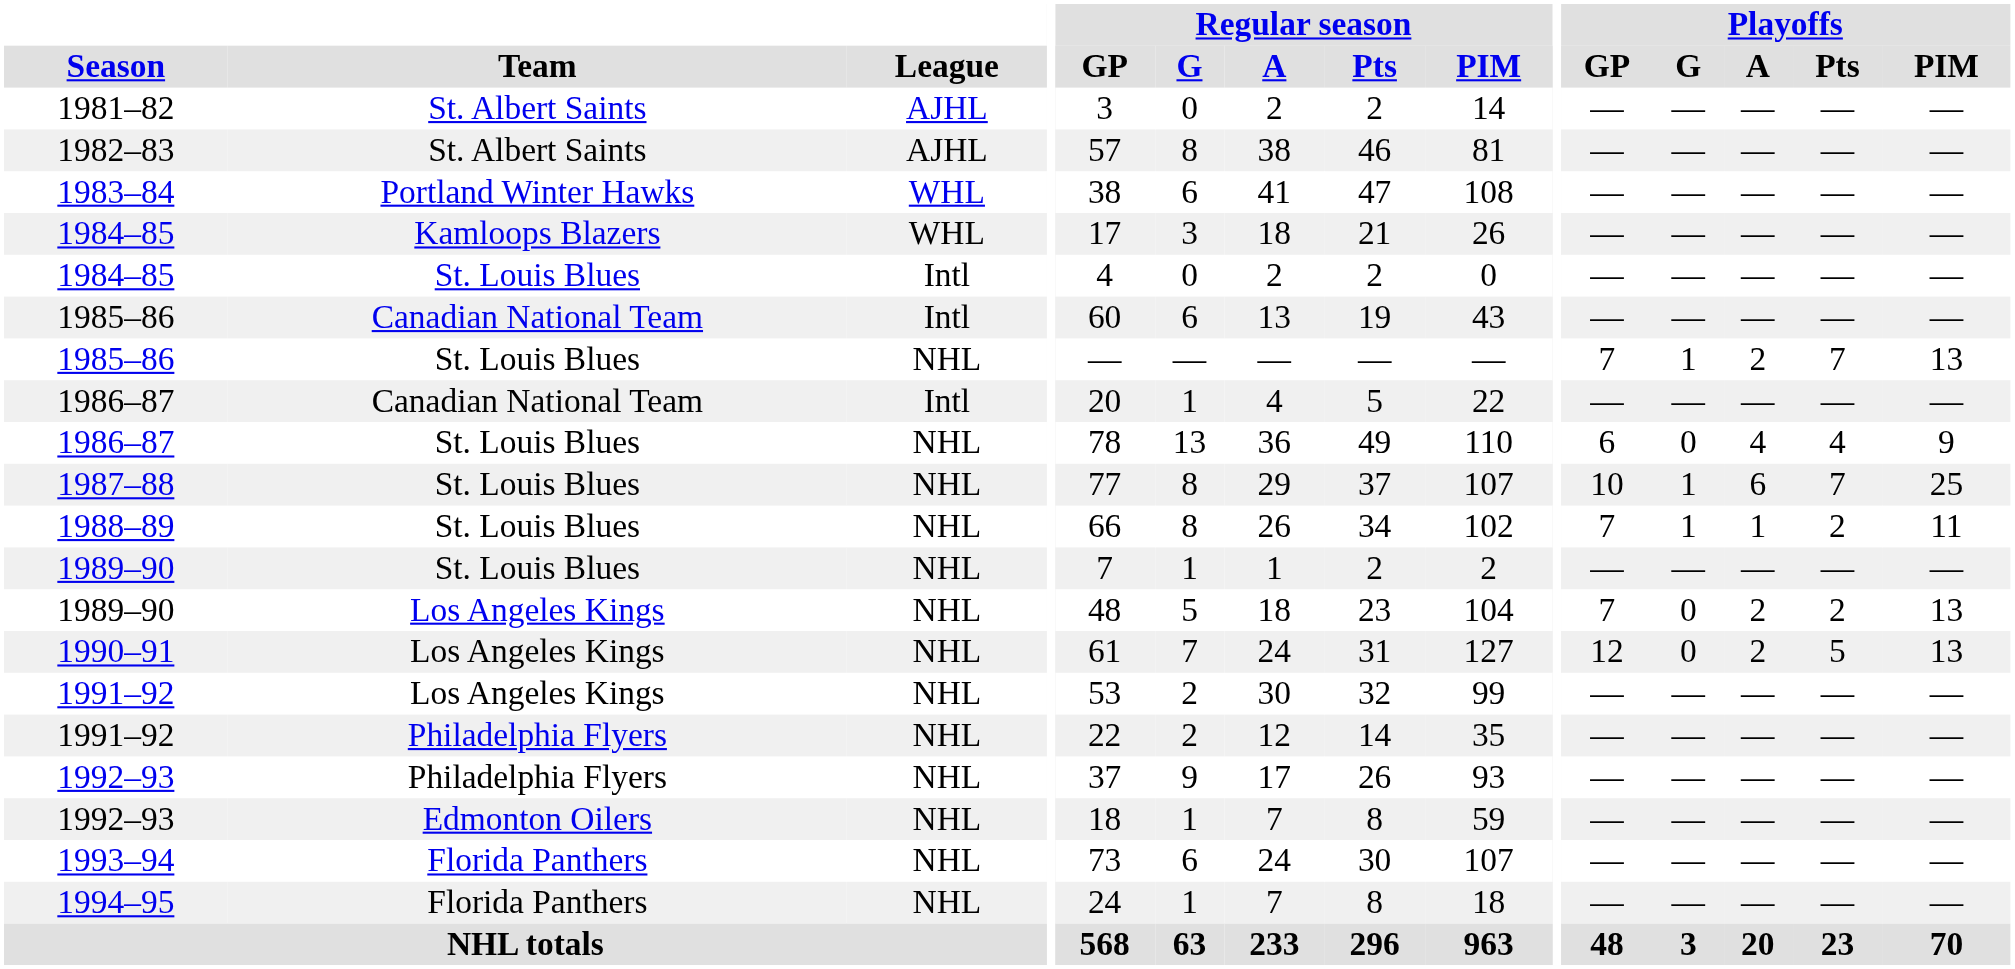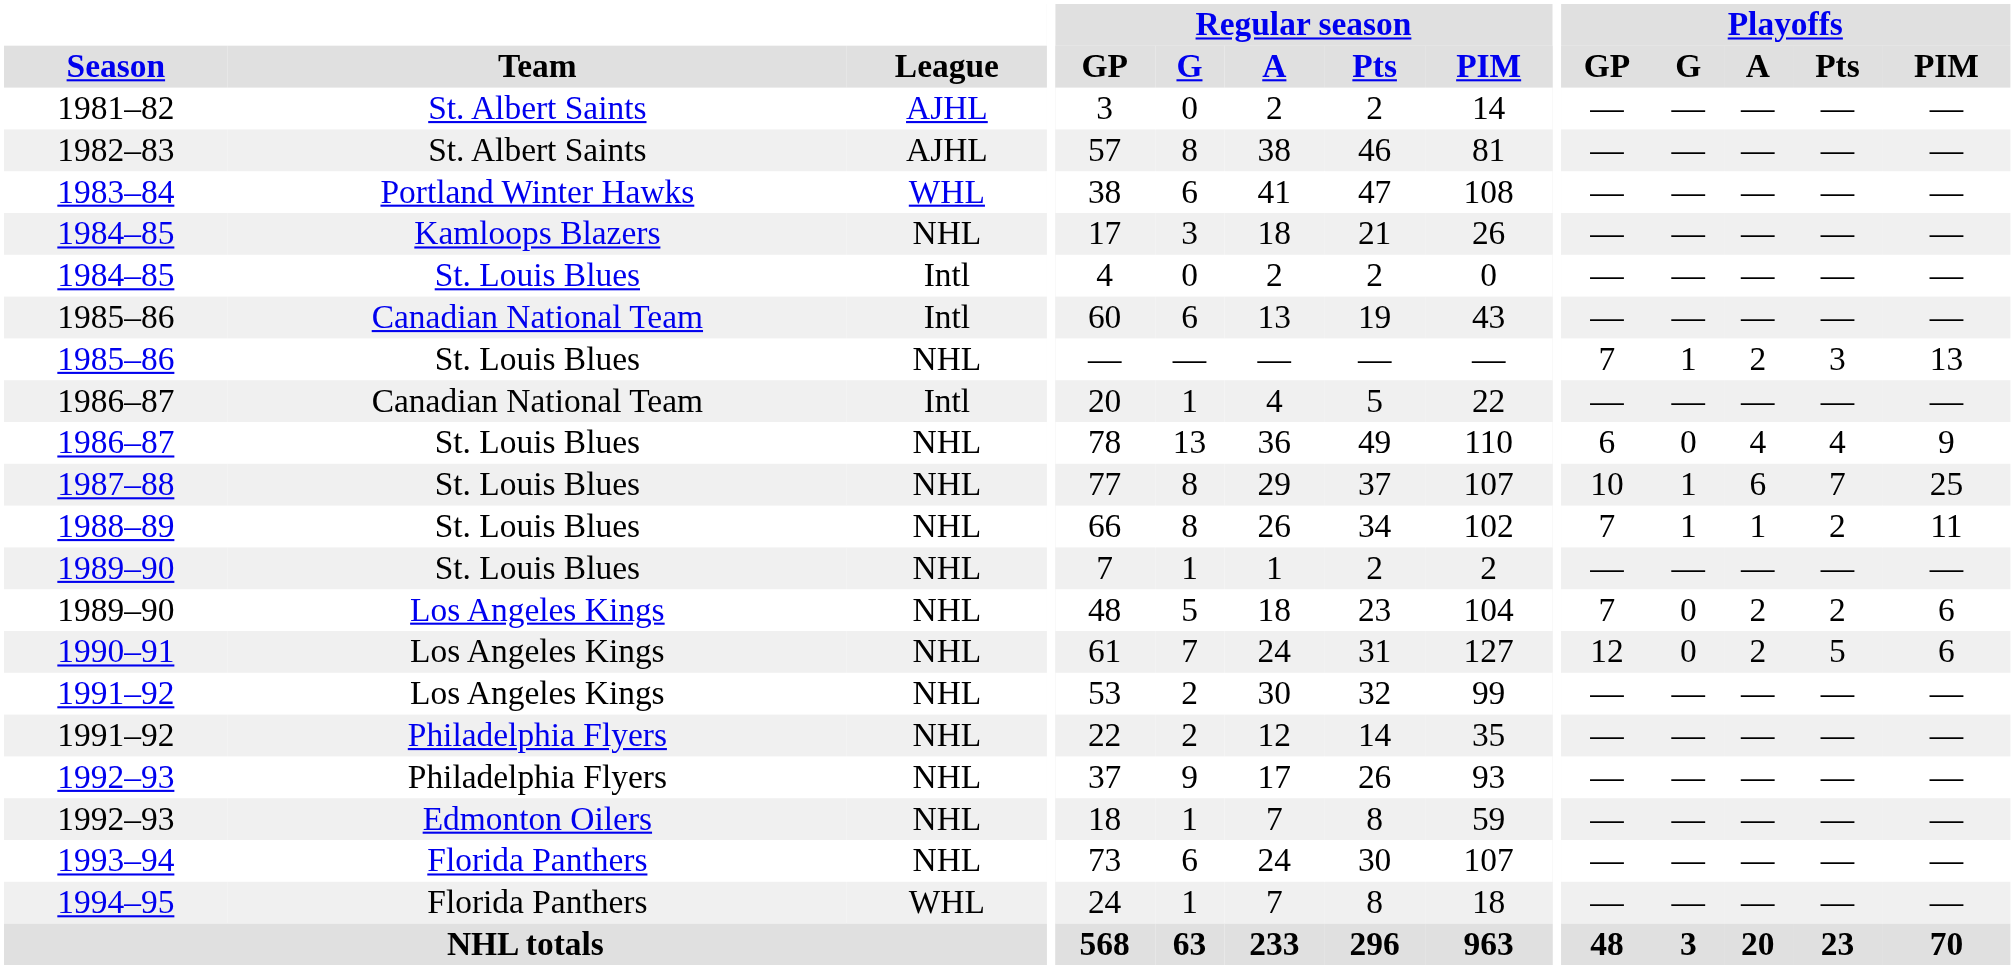(947, 233) WHL -> (947, 233) NHL
(1837, 358) 7 -> (1837, 358) 3
(1946, 609) 13 -> (1946, 609) 6
(1946, 651) 13 -> (1946, 651) 6
(947, 902) NHL -> (947, 902) WHL
